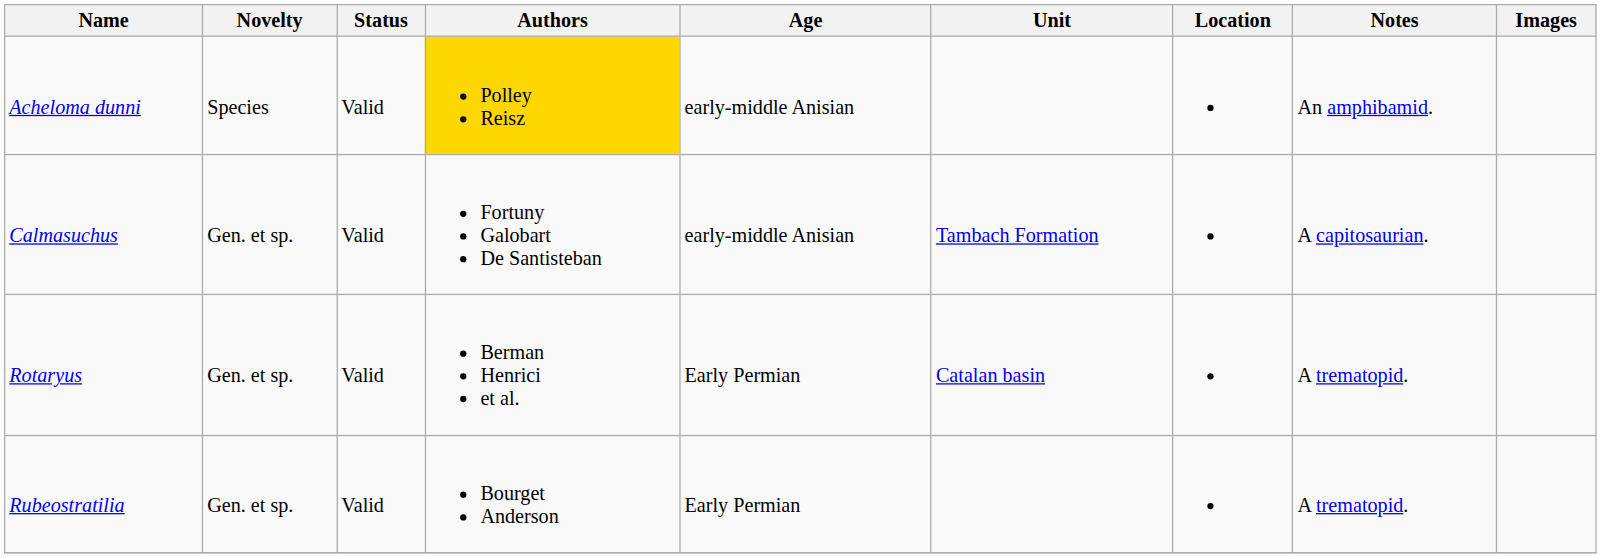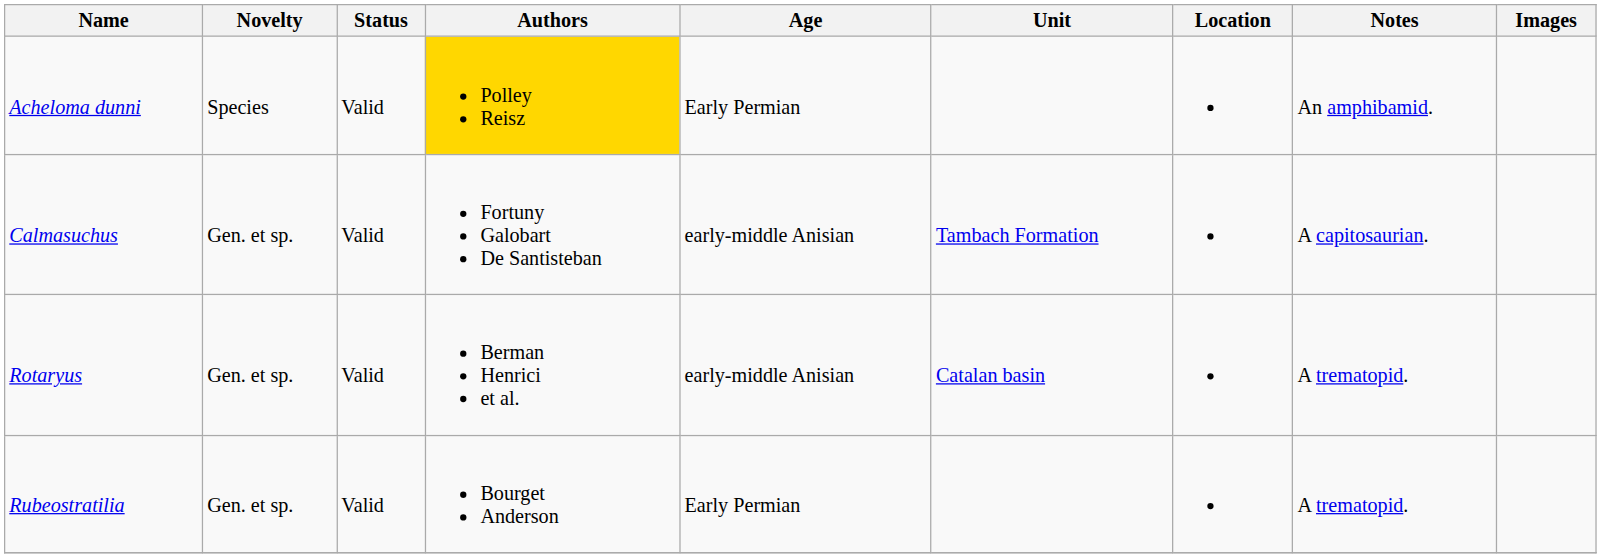(769, 106) early-middle Anisian -> (742, 106) Early Permian
(742, 375) Early Permian -> (769, 375) early-middle Anisian
